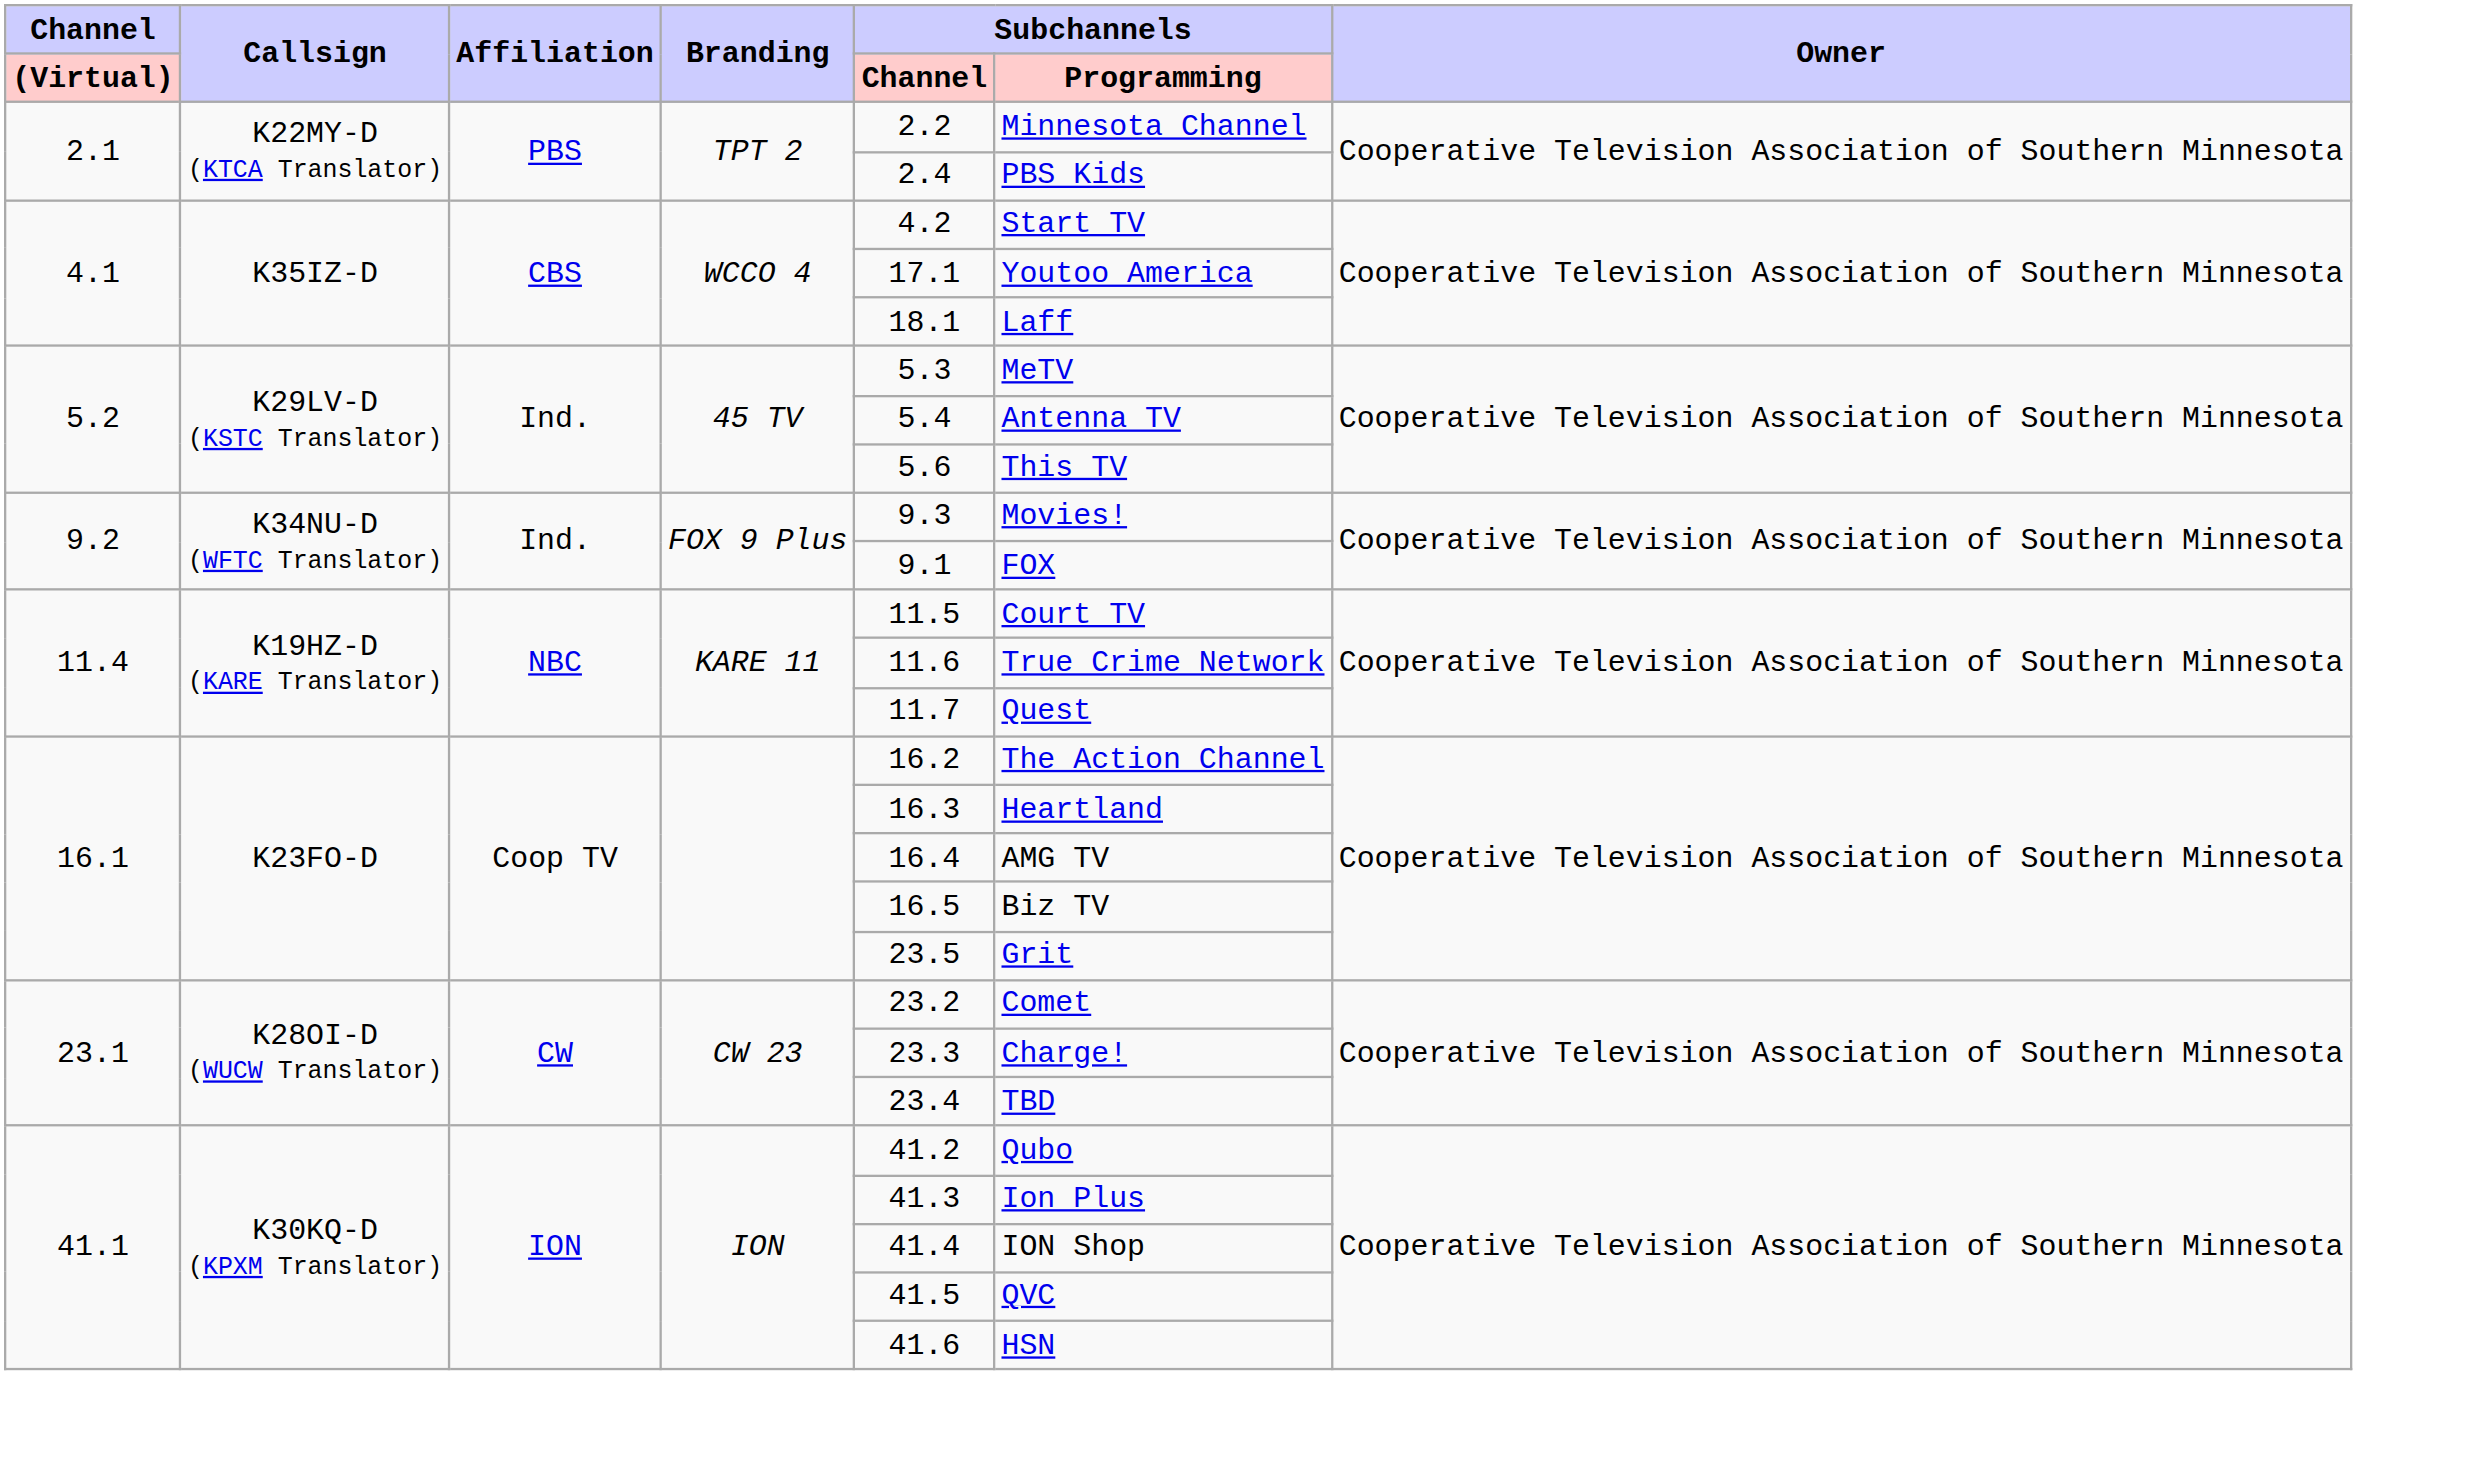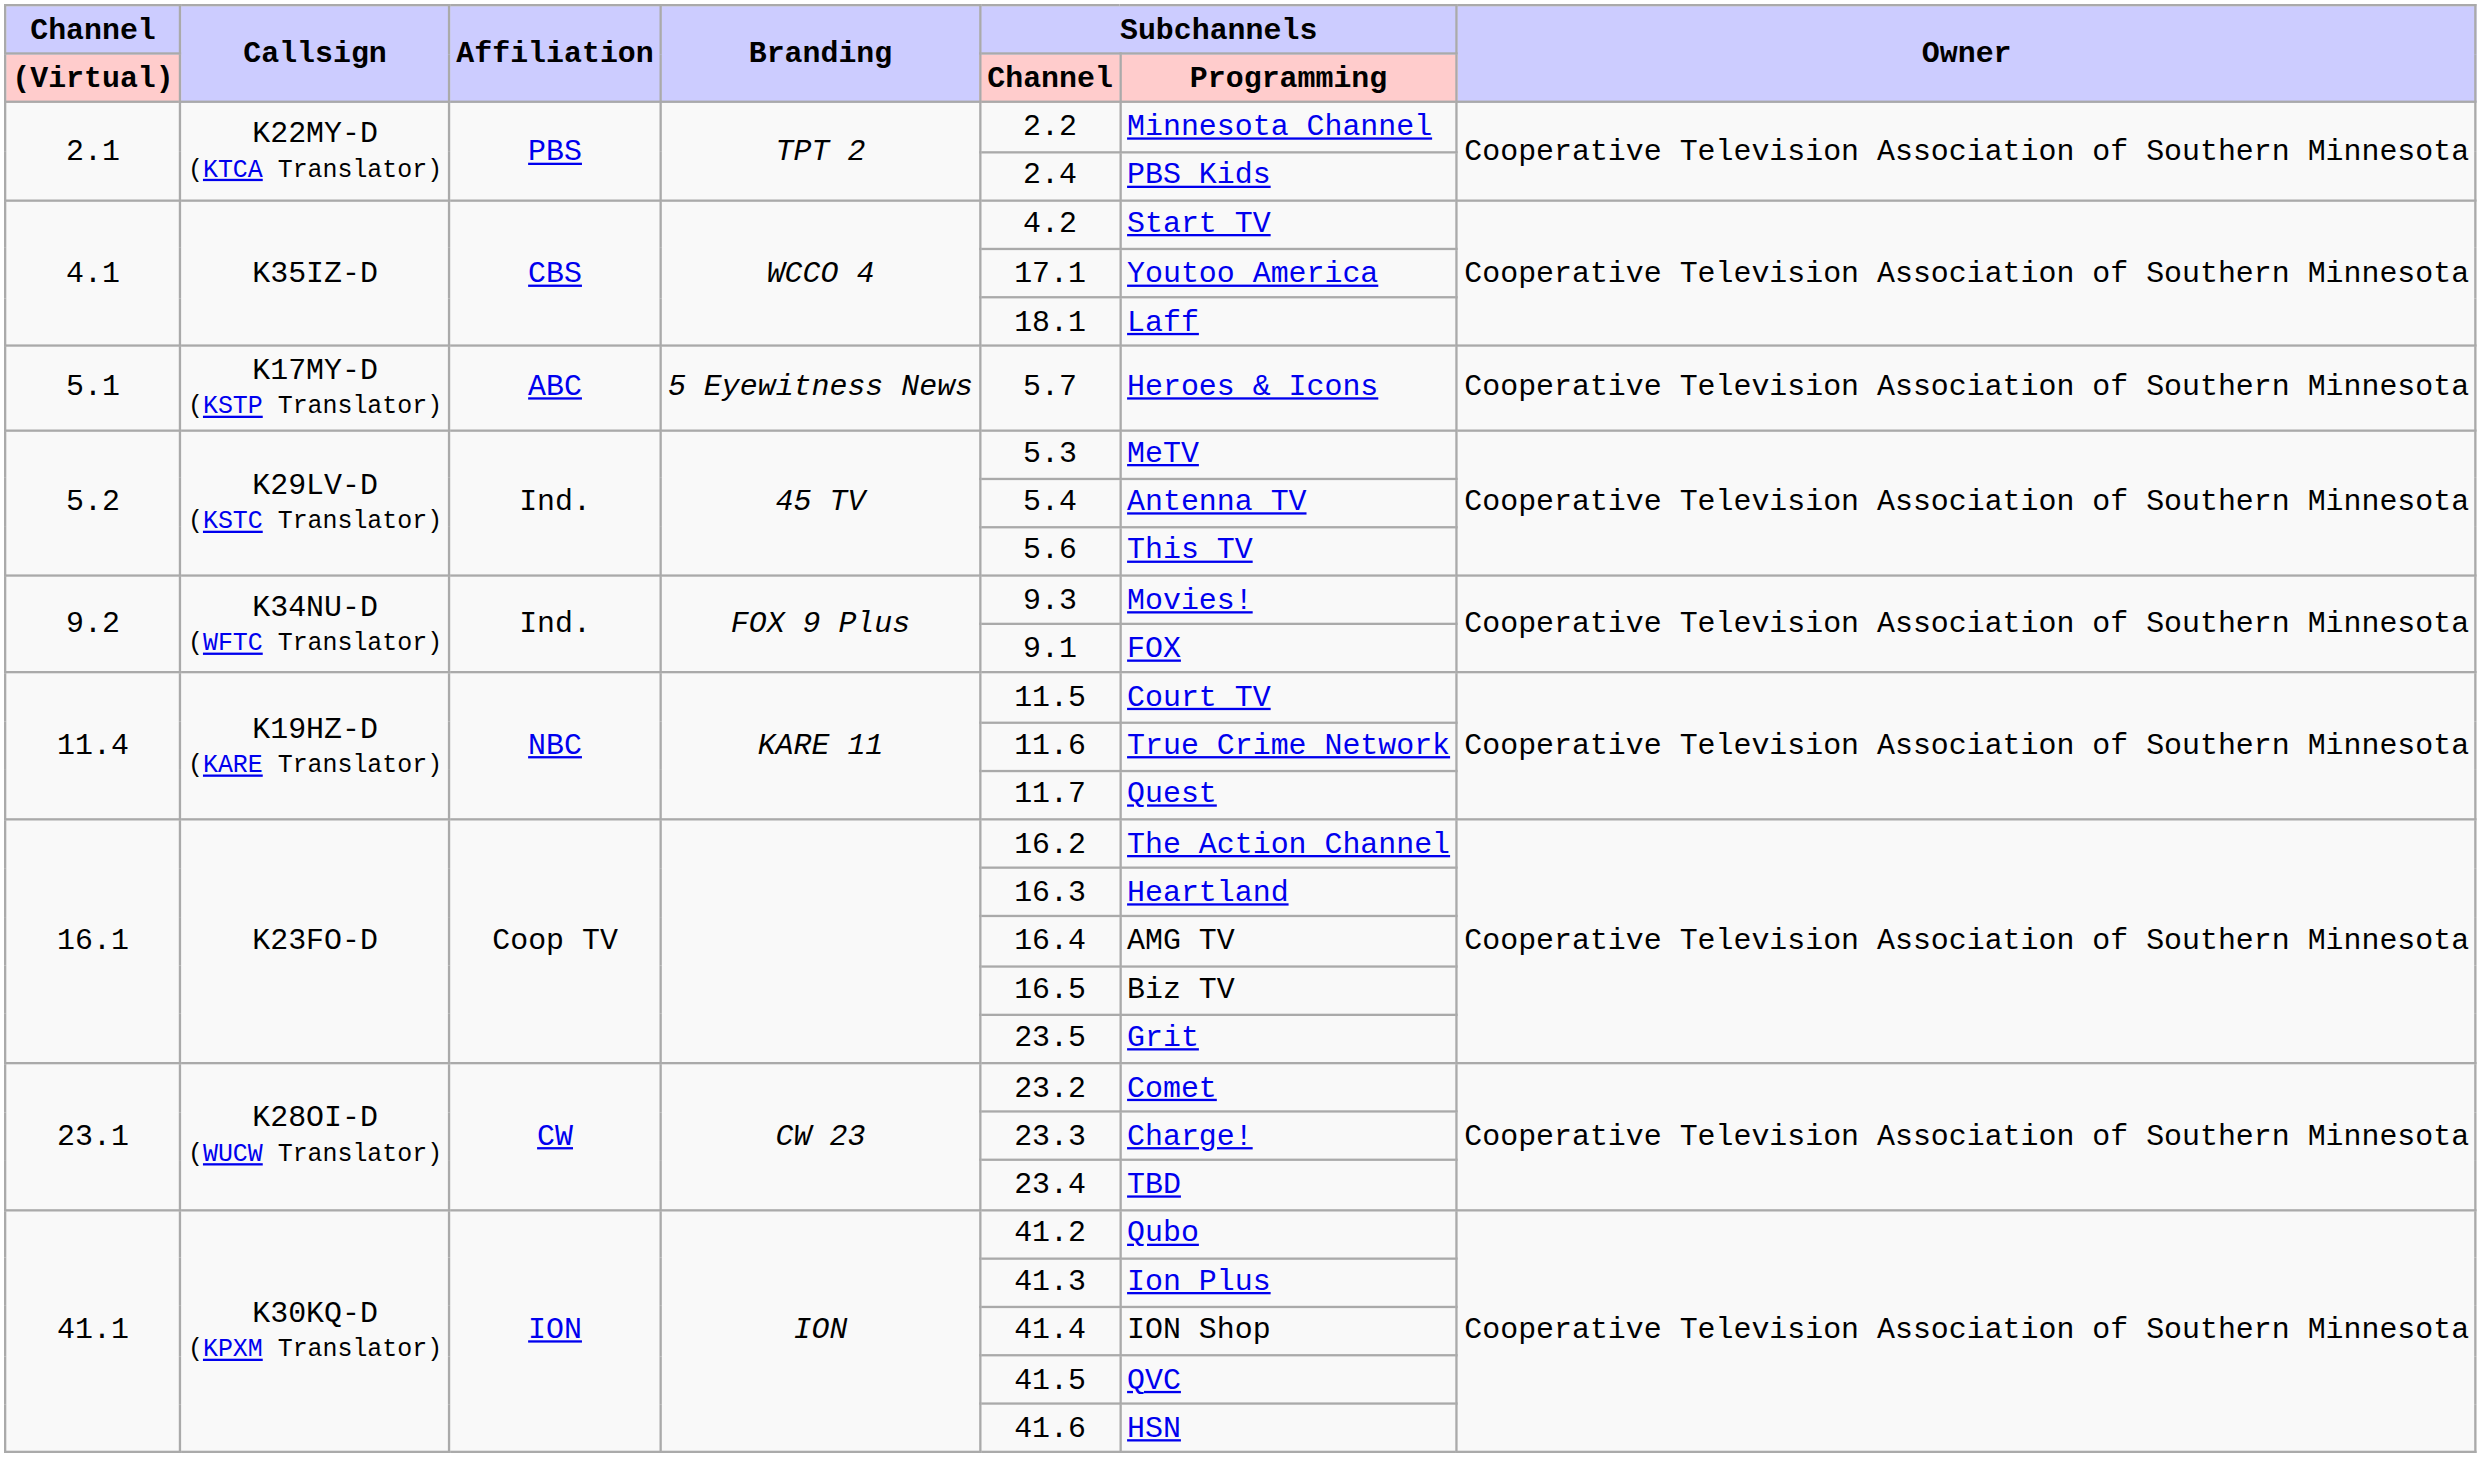+ row: (93, 388)
